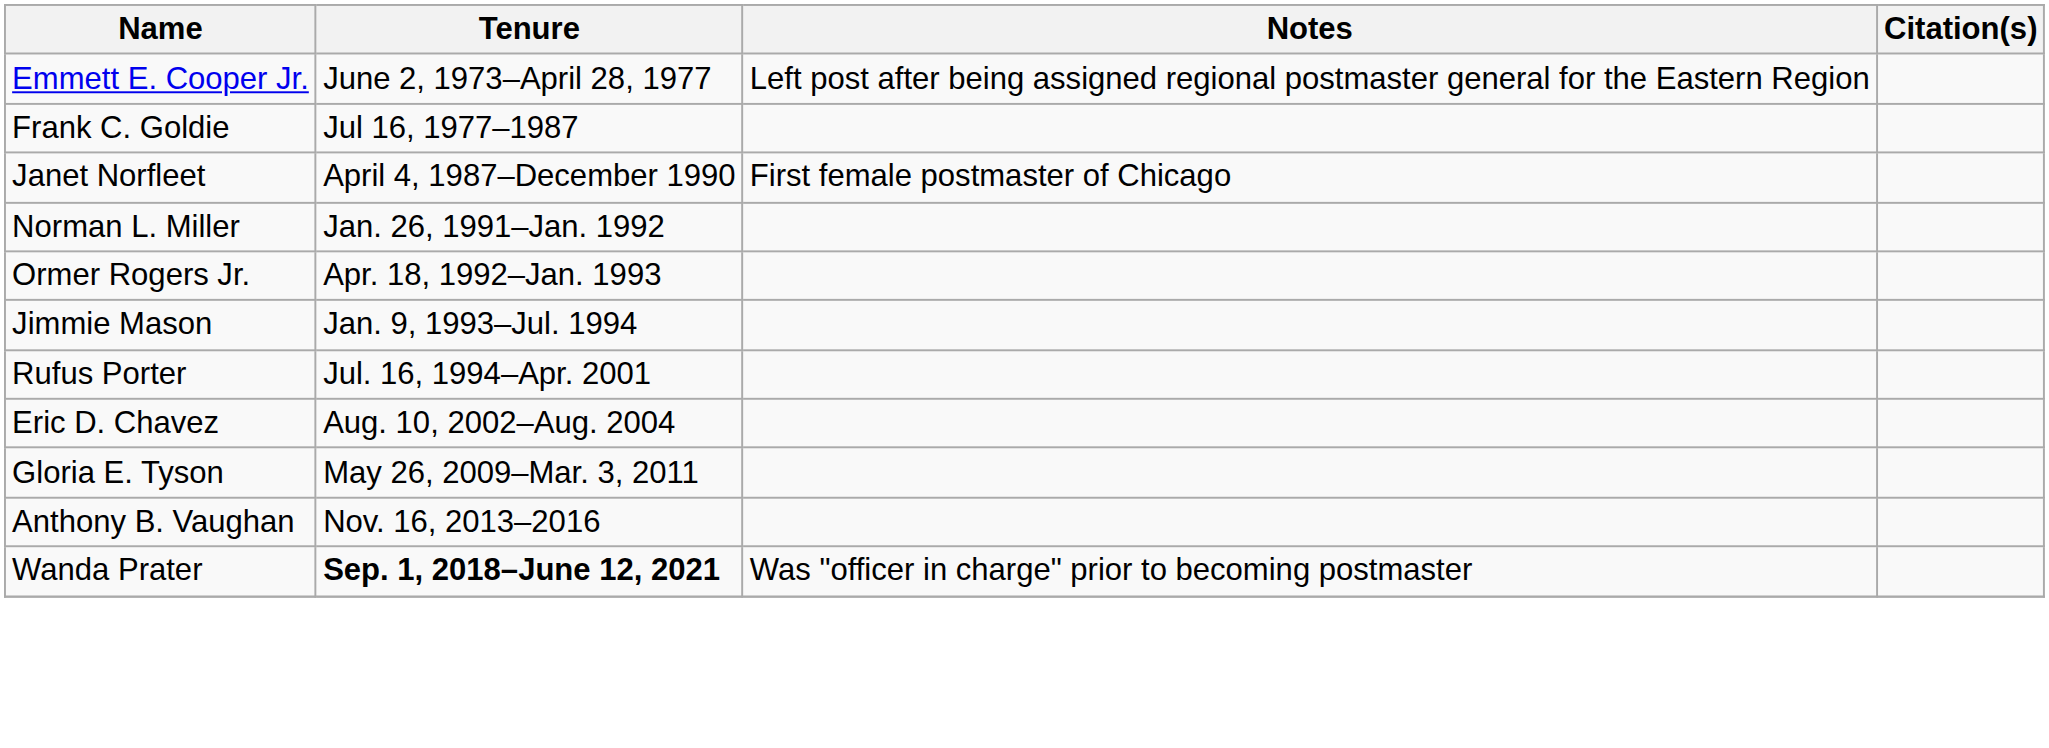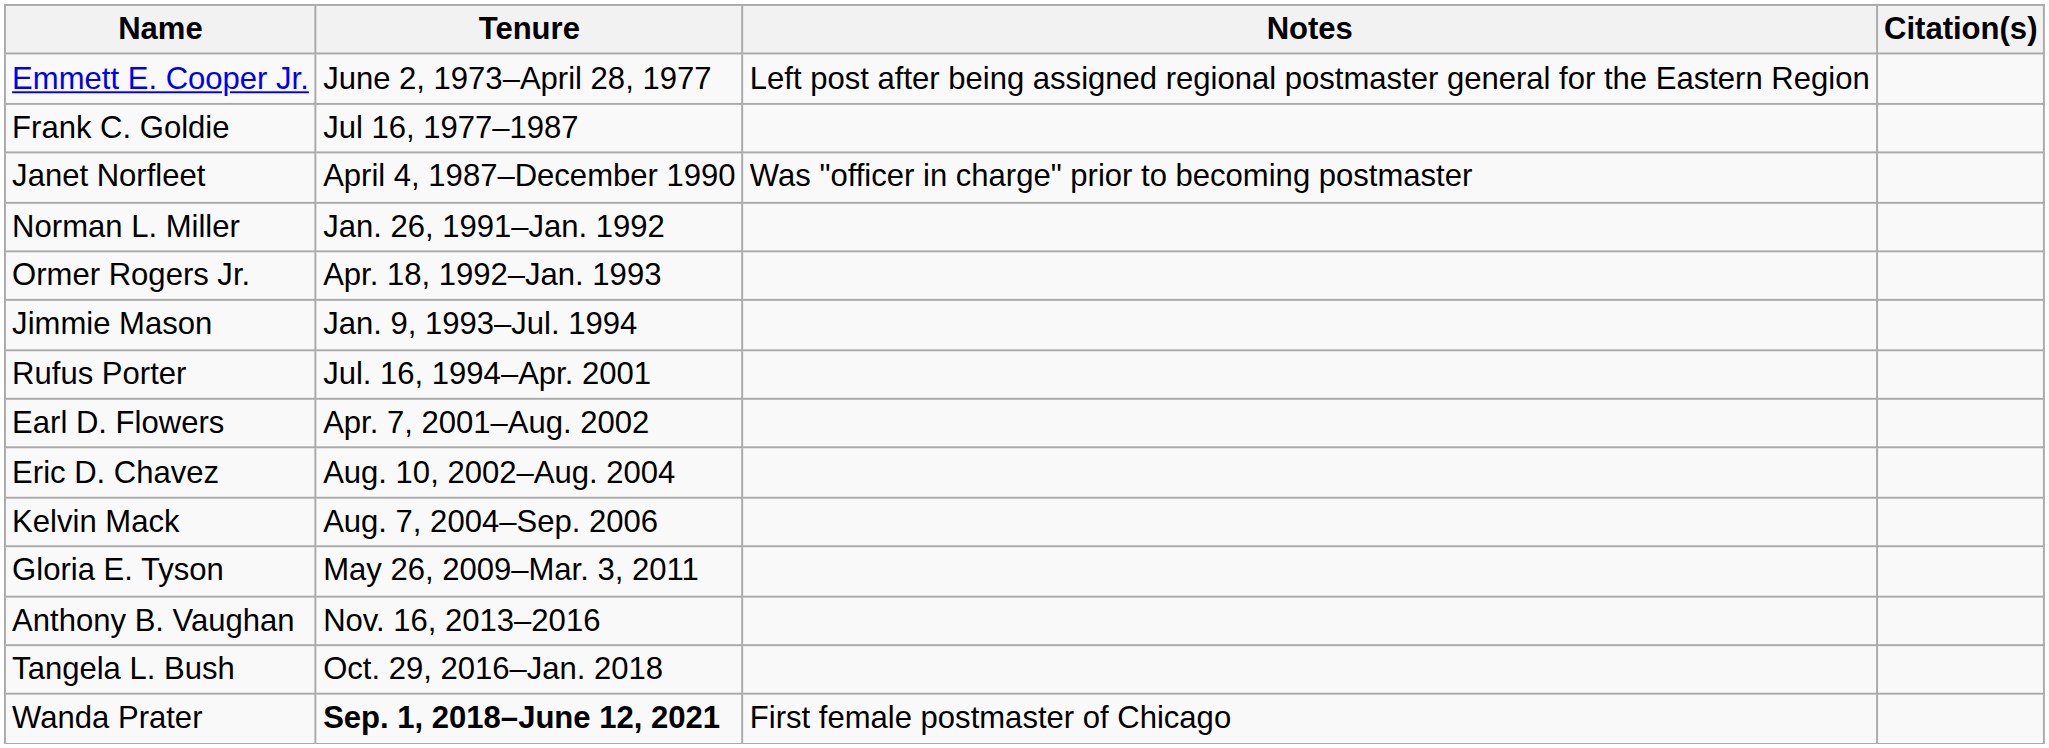(990, 176) First female postmaster of Chicago -> (1111, 176) Was "officer in charge" prior to becoming postmaster
+ row: (118, 422)
+ row: (96, 521)
+ row: (123, 669)
(1111, 570) Was "officer in charge" prior to becoming postmaster -> (990, 718) First female postmaster of Chicago
